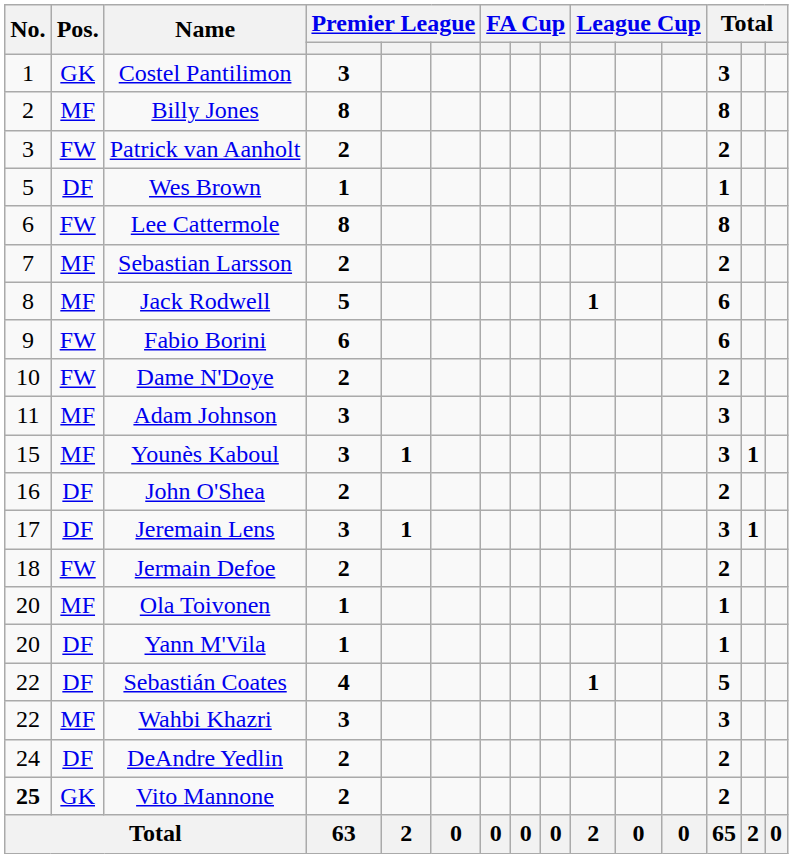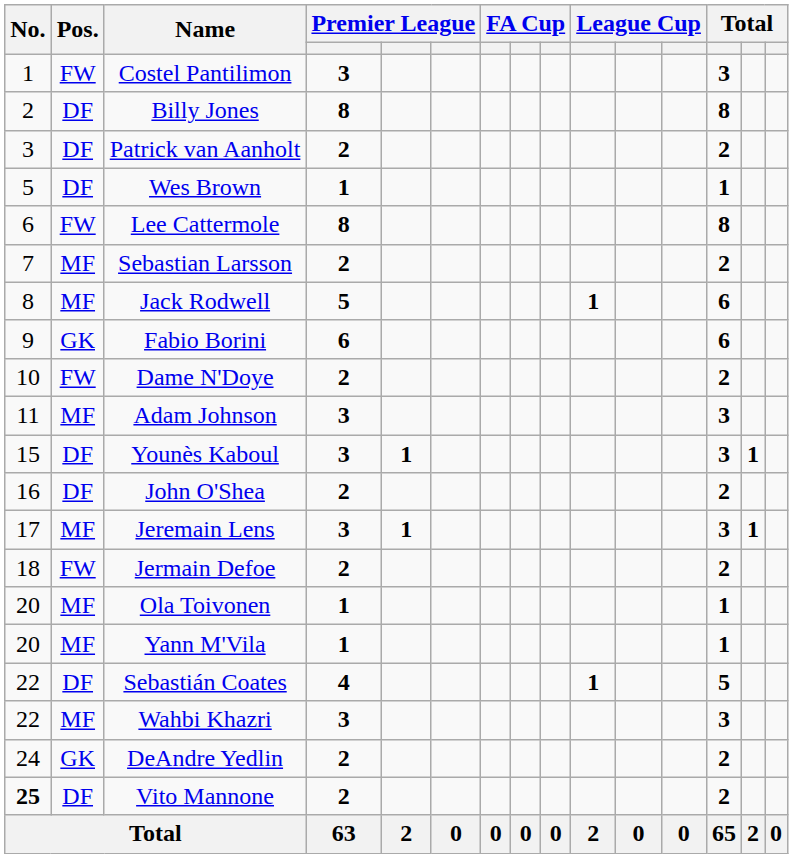(78, 72) GK -> (78, 72) FW
(78, 110) MF -> (78, 110) DF
(78, 148) FW -> (78, 148) DF
(78, 339) FW -> (78, 339) GK
(78, 453) MF -> (78, 453) DF
(78, 529) DF -> (78, 529) MF
(78, 643) DF -> (78, 643) MF
(78, 757) DF -> (78, 757) GK
(78, 795) GK -> (78, 795) DF
